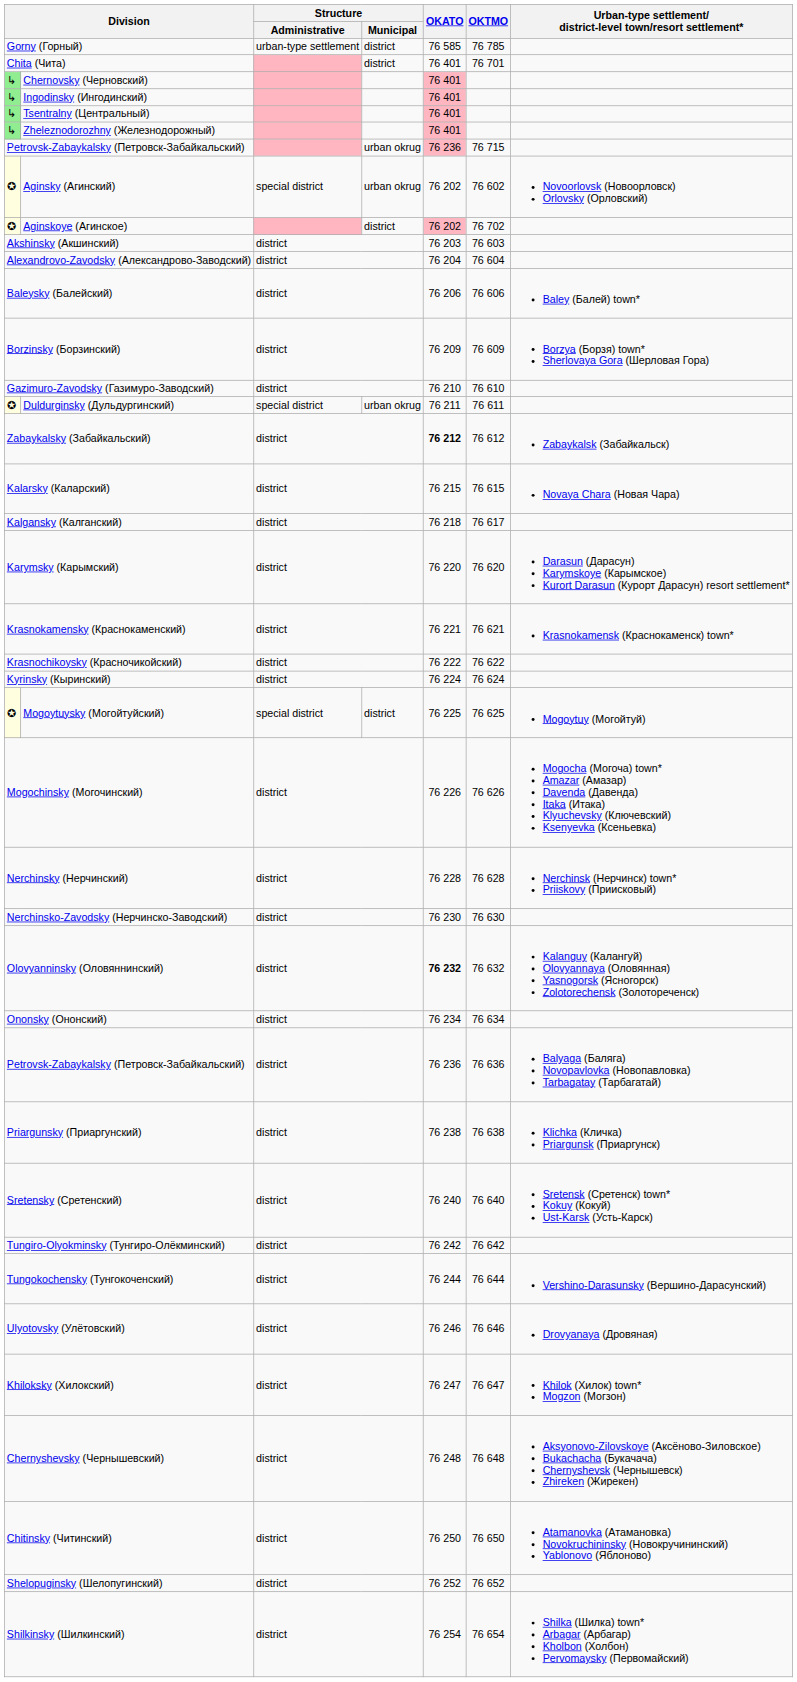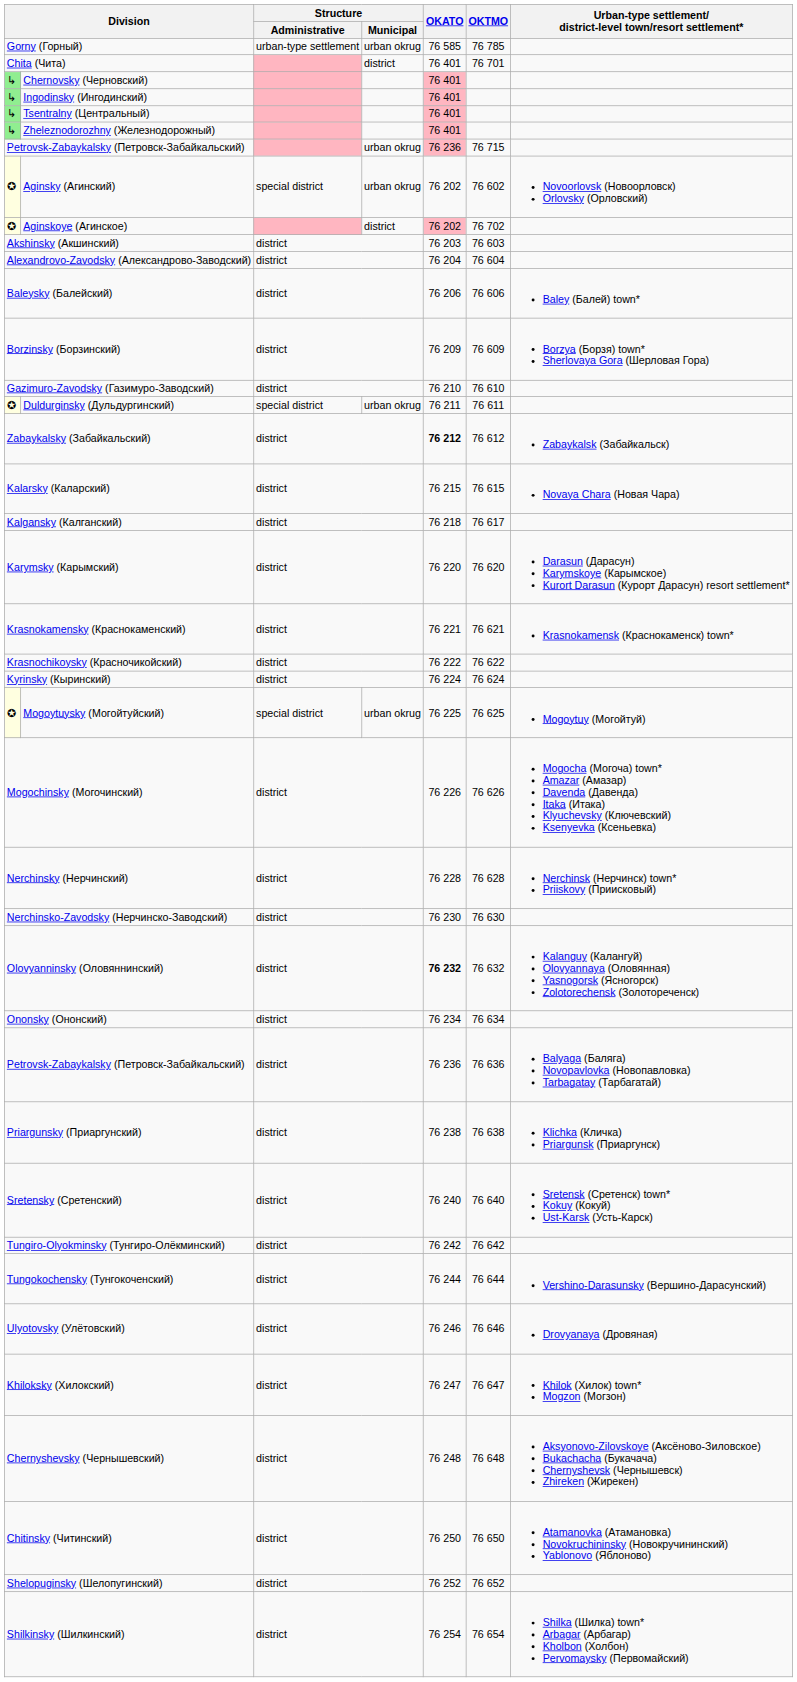(379, 47) district -> (393, 47) urban okrug
(379, 713) district -> (393, 713) urban okrug
